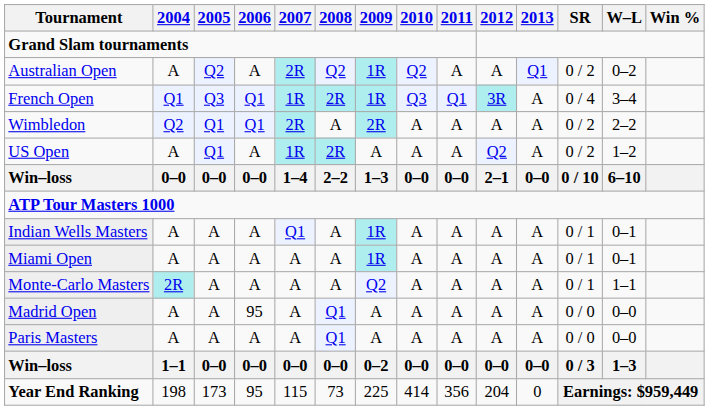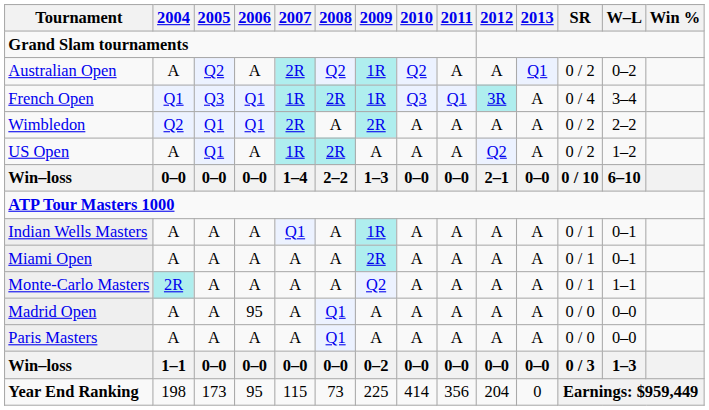(376, 257) 1R -> (376, 257) 2R
